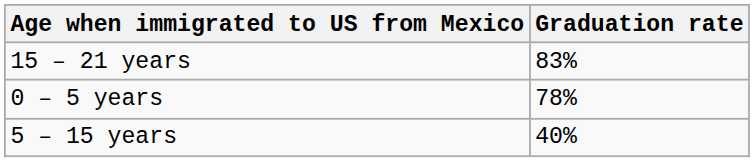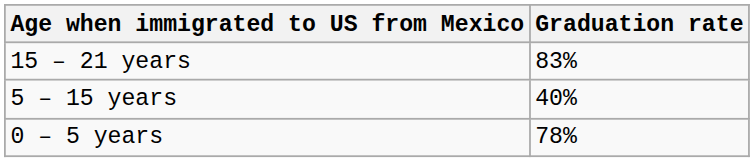rows swapped: (94, 137) <-> (87, 99)
